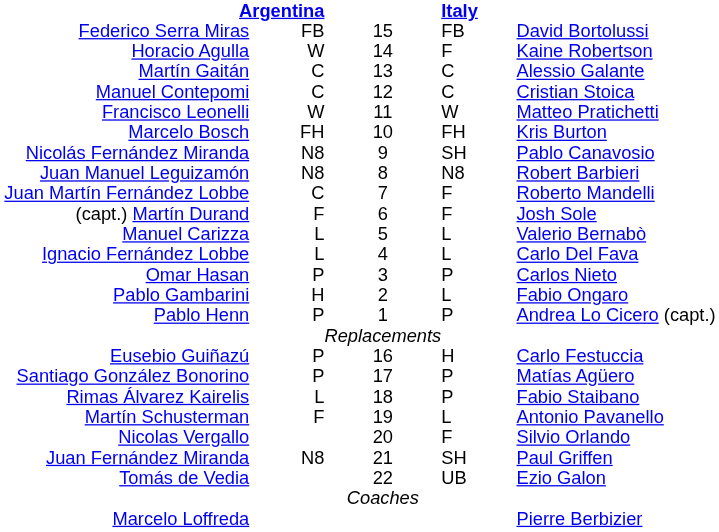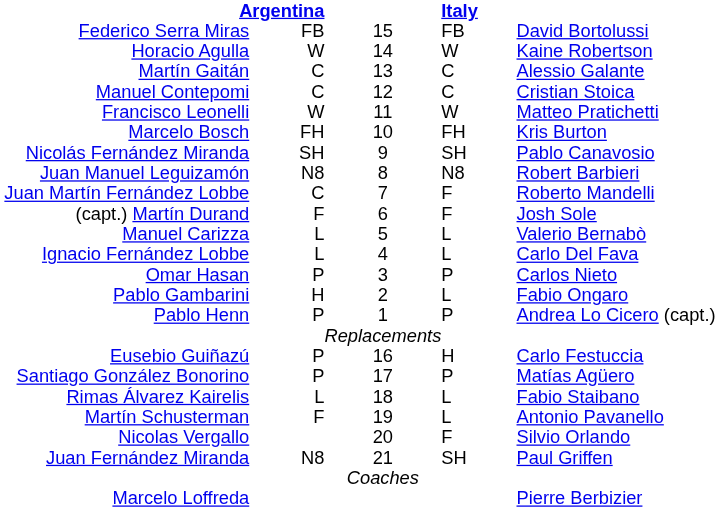(447, 51) F -> (450, 51) W
(313, 152) N8 -> (312, 152) SH
(447, 396) P -> (446, 396) L
- row: (184, 478)
